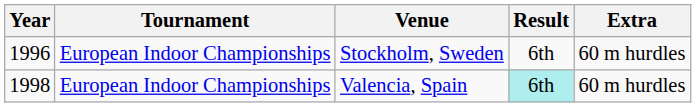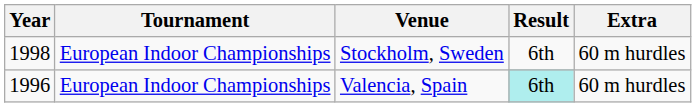(30, 53) 1996 -> (30, 53) 1998
(30, 85) 1998 -> (30, 85) 1996
